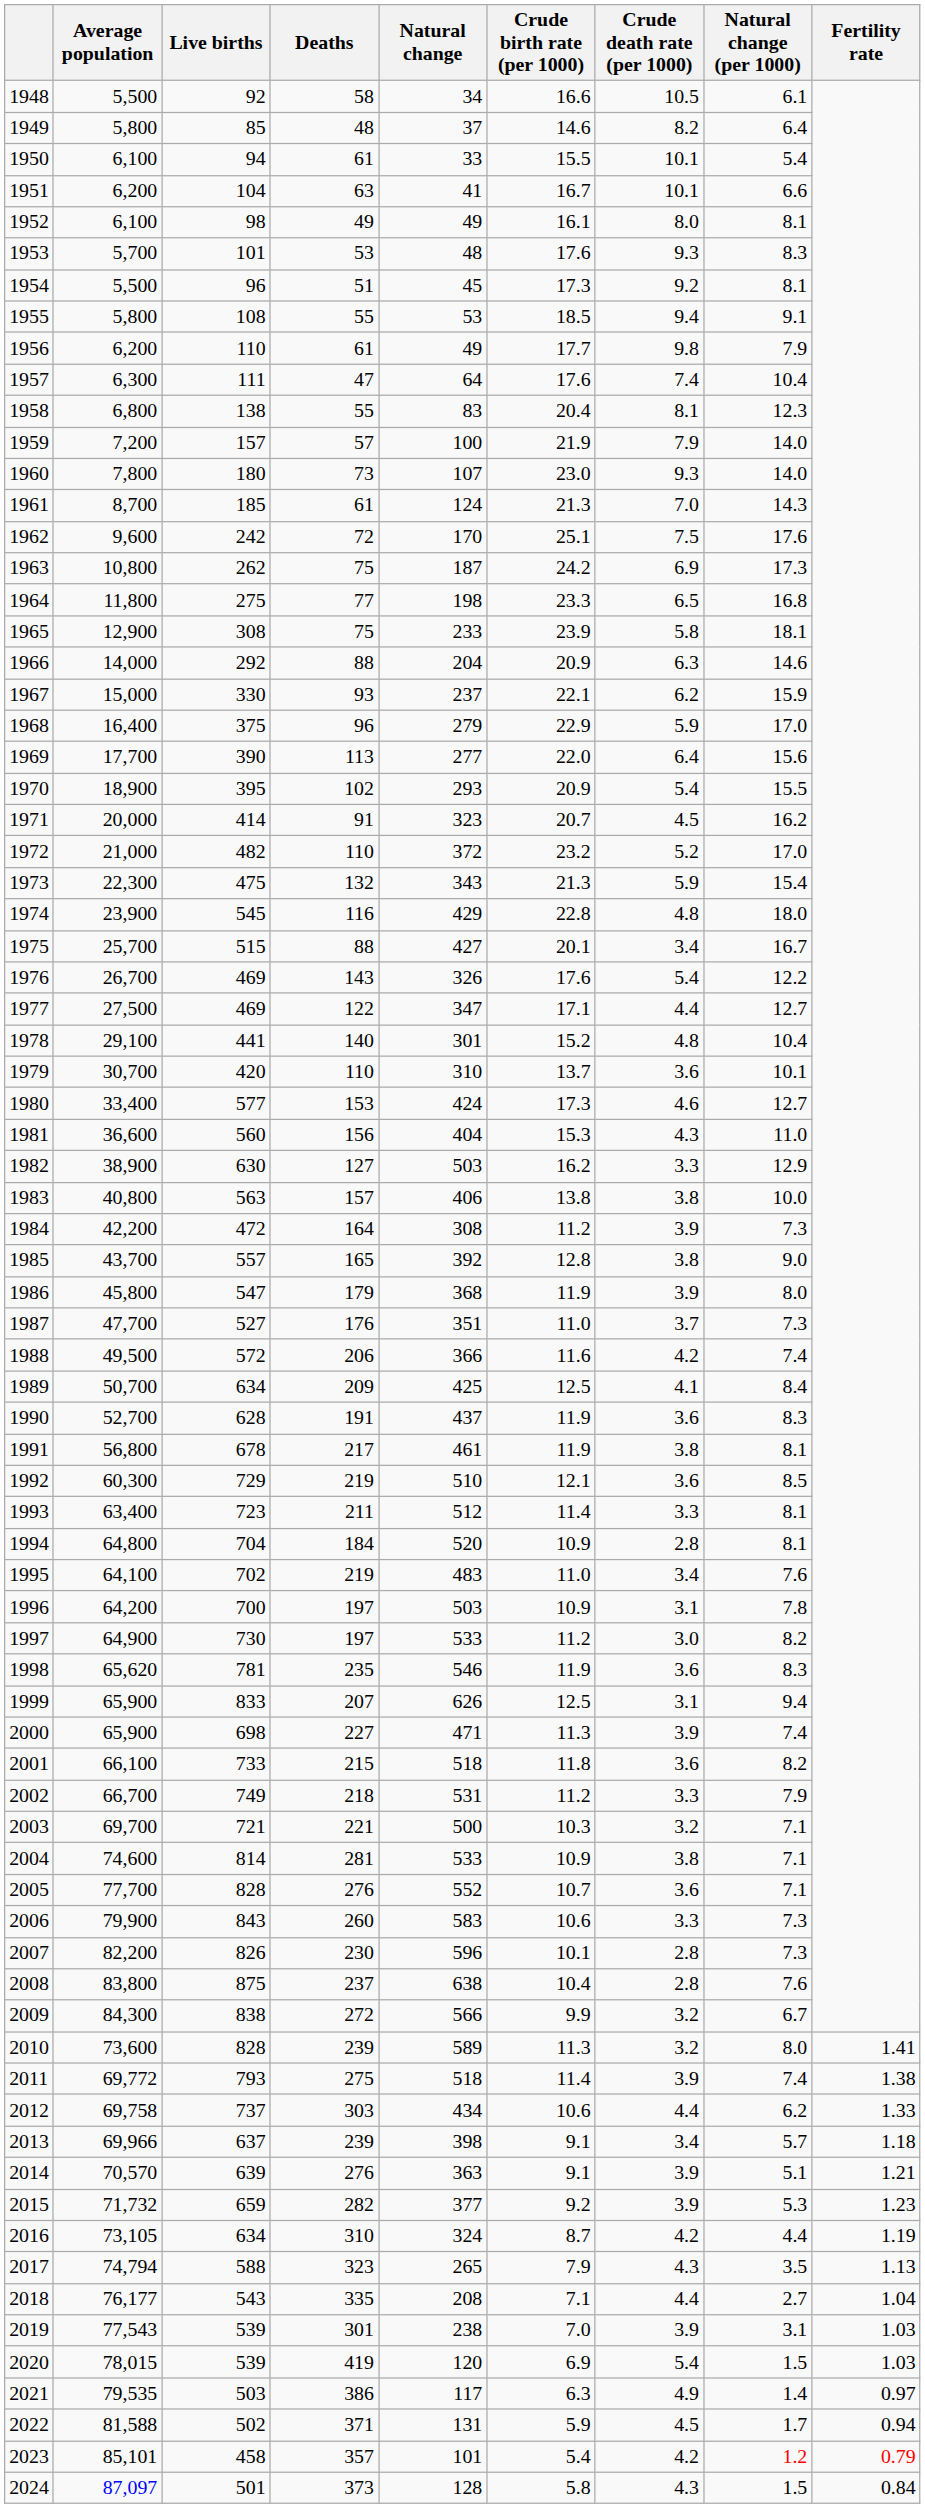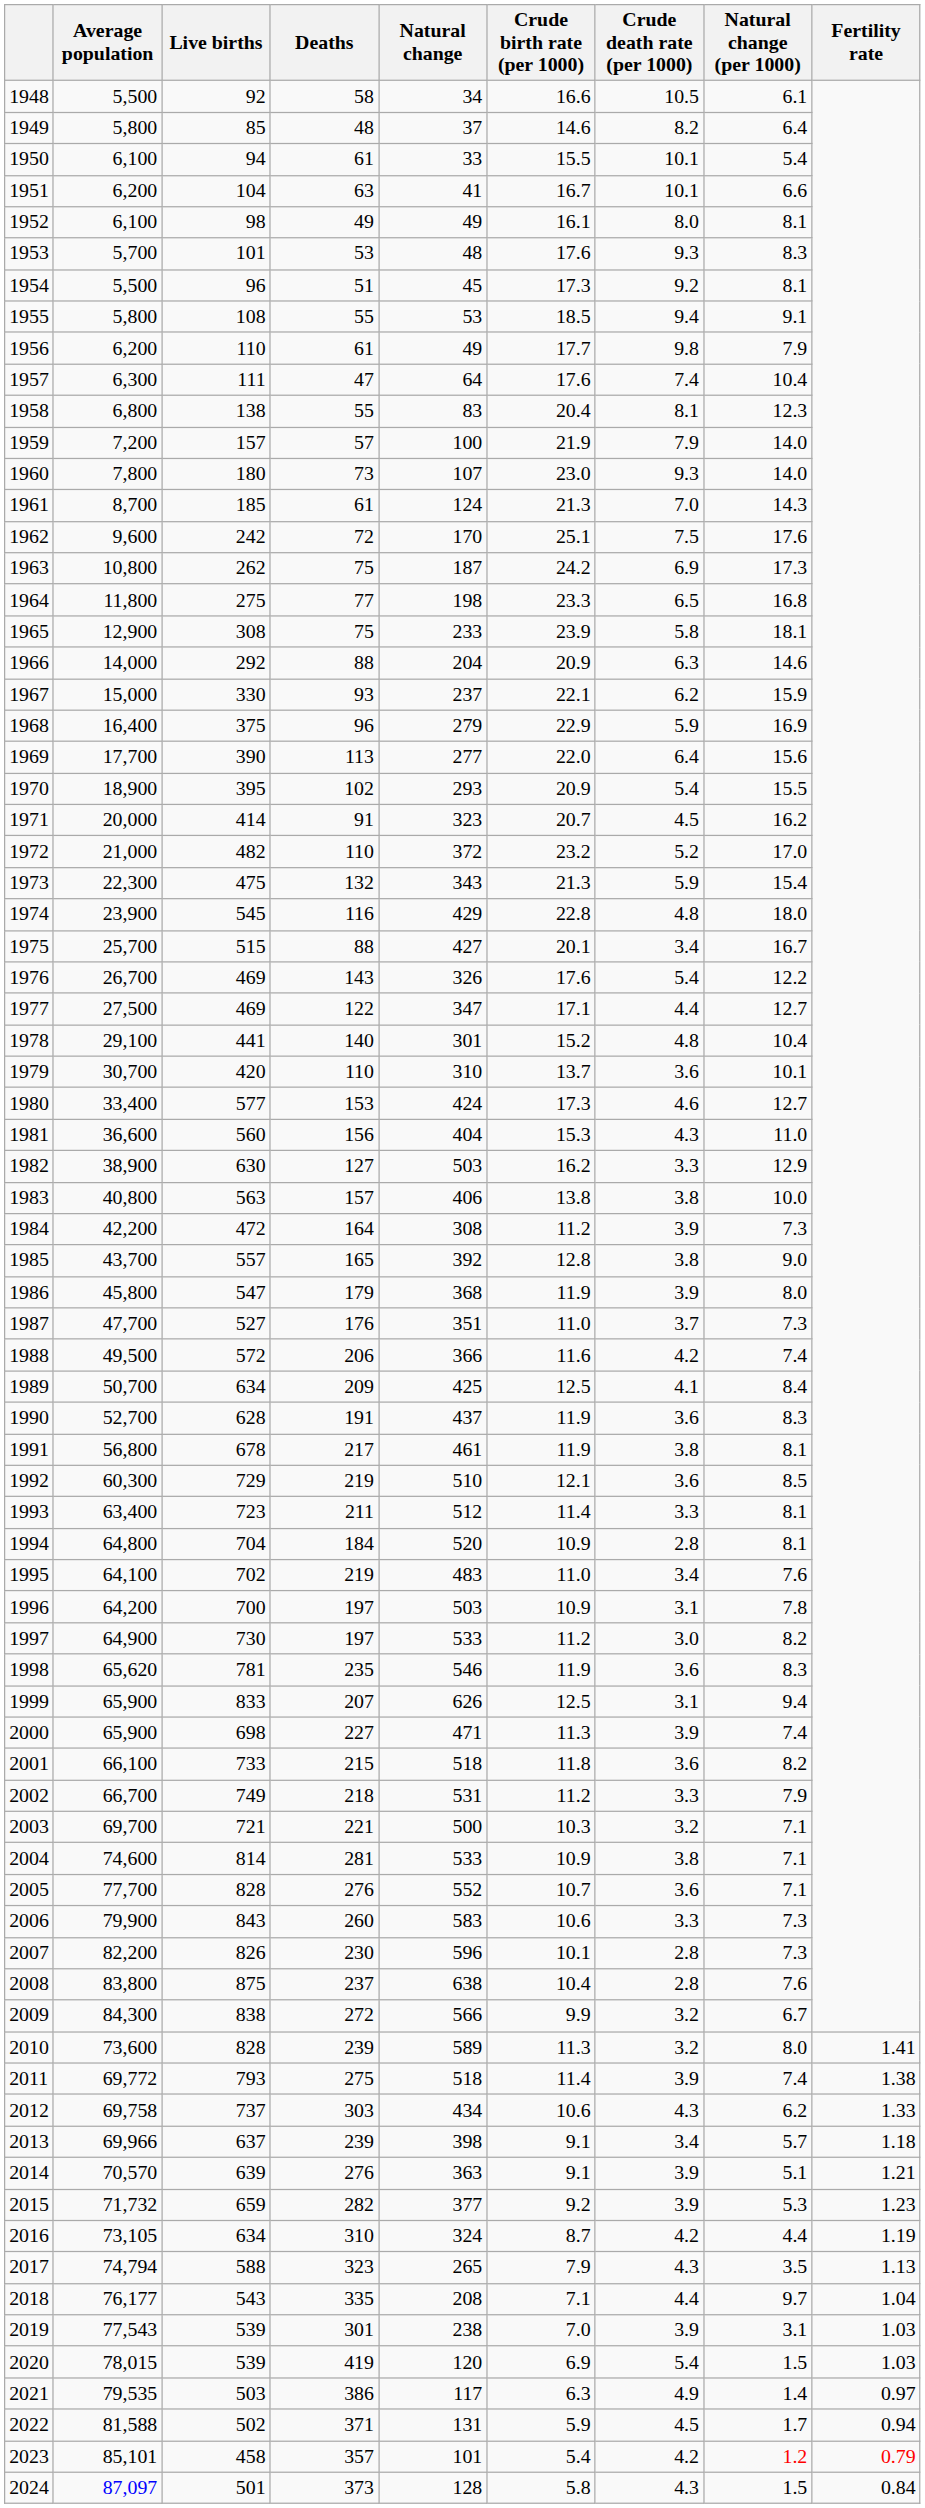(790, 725) 17.0 -> (790, 725) 16.9
(687, 2110) 4.4 -> (687, 2110) 4.3
(795, 2298) 2.7 -> (795, 2298) 9.7
